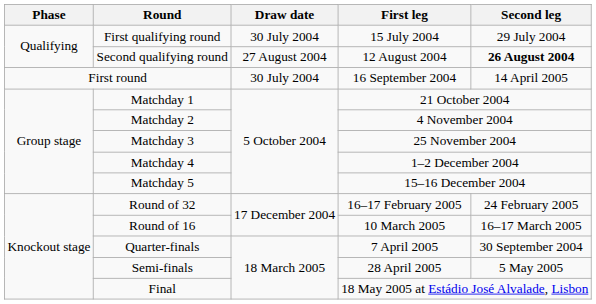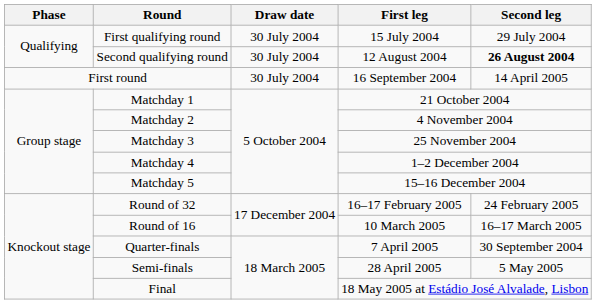(285, 57) 27 August 2004 -> (285, 57) 30 July 2004
